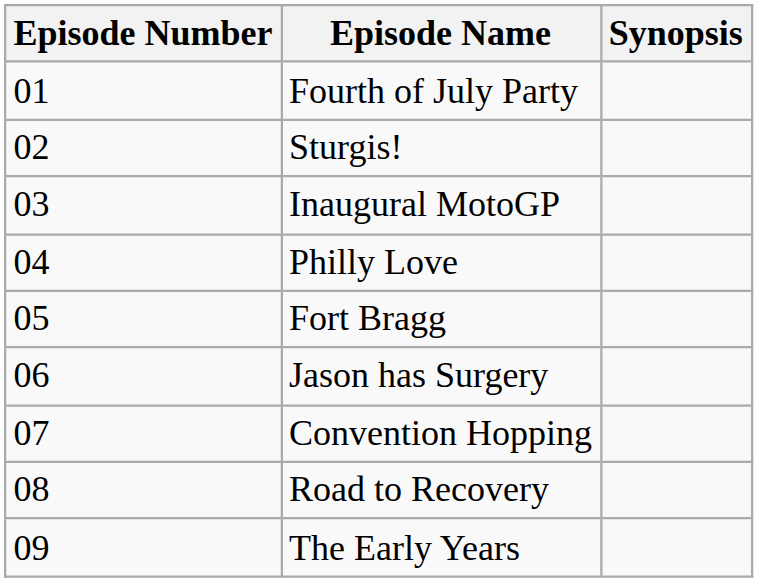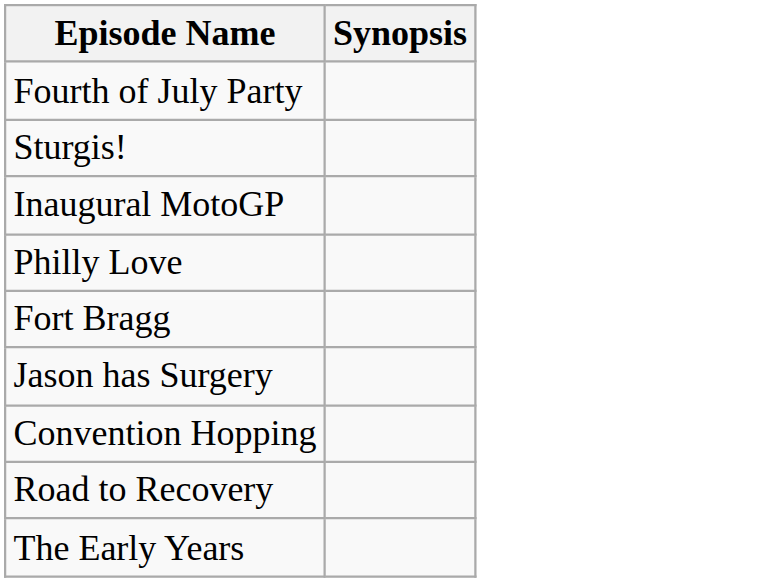- column: (143, 33)
